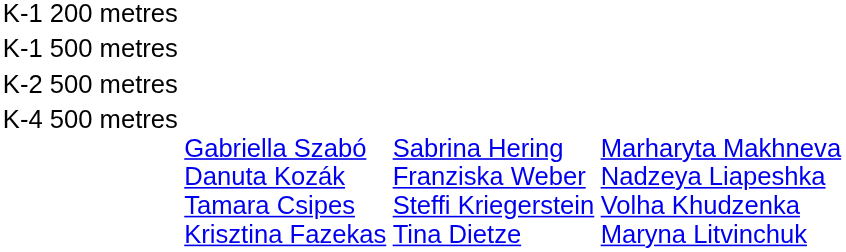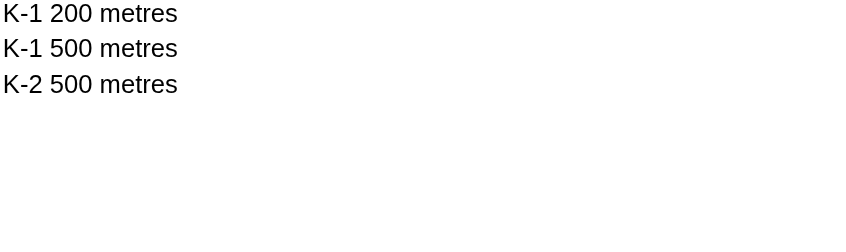- row: (90, 119)
